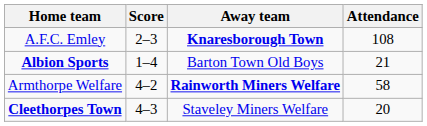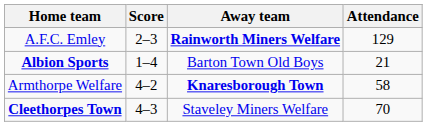(255, 39) Knaresborough Town -> (255, 39) Rainworth Miners Welfare
(383, 39) 108 -> (383, 39) 129
(255, 86) Rainworth Miners Welfare -> (255, 86) Knaresborough Town
(383, 109) 20 -> (383, 109) 70
